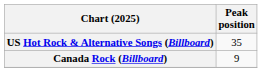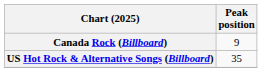rows swapped: (110, 59) <-> (110, 42)
